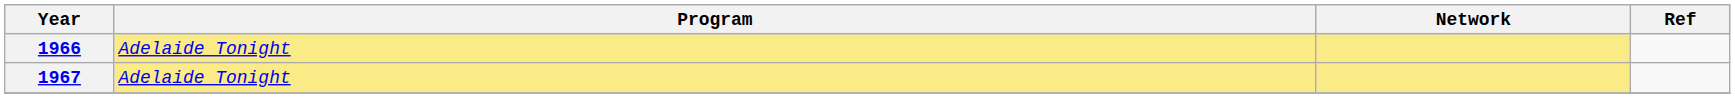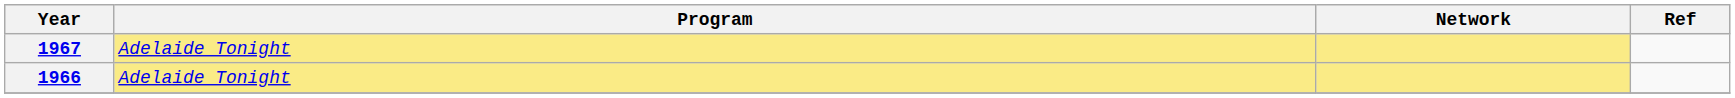rows swapped: (59, 49) <-> (59, 78)
